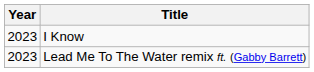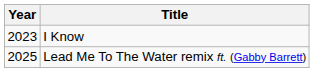(22, 57) 2023 -> (22, 57) 2025
